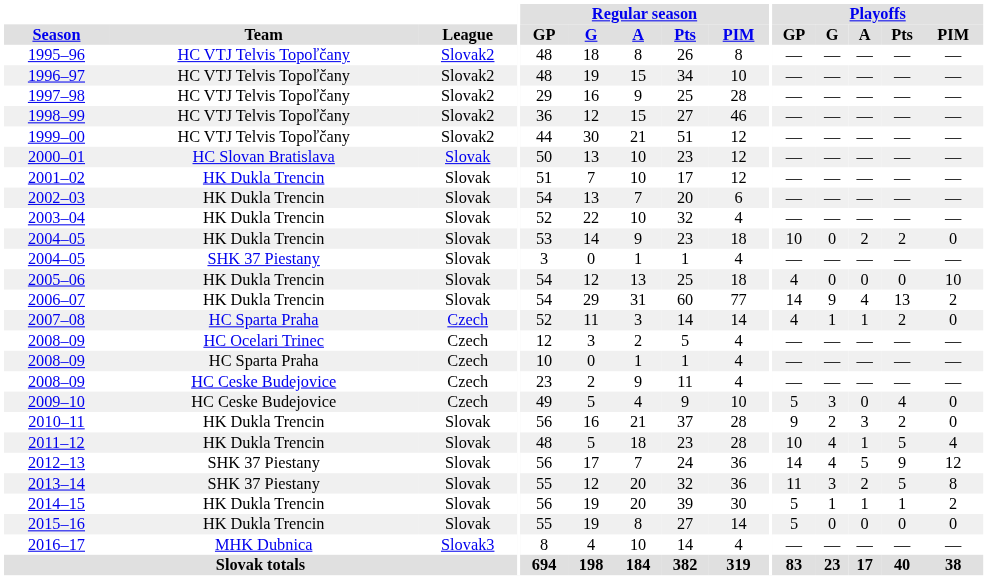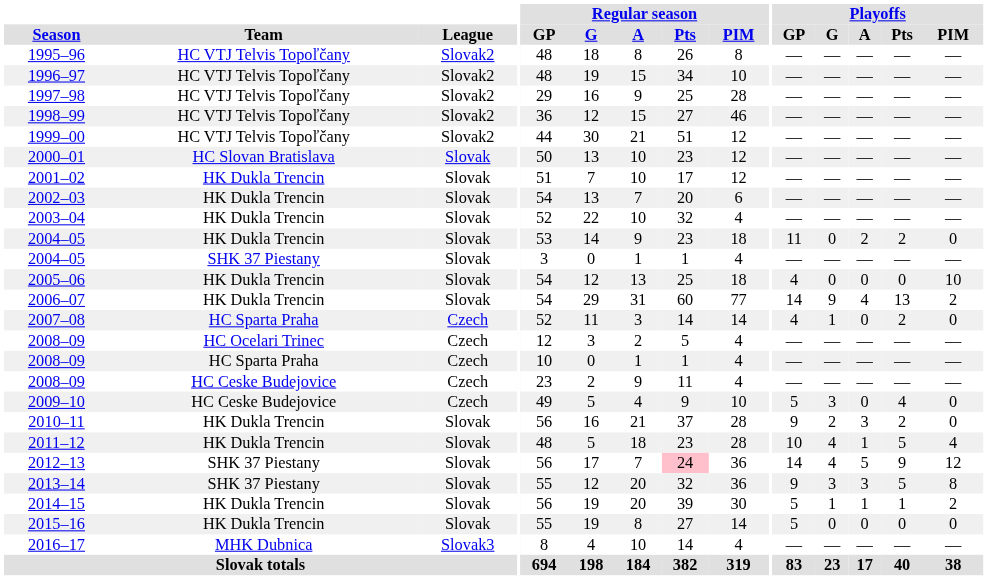(794, 238) 10 -> (794, 238) 11
(865, 320) 1 -> (865, 320) 0
(685, 462) no background -> (685, 462) pink background
(794, 483) 11 -> (794, 483) 9
(865, 483) 2 -> (865, 483) 3
